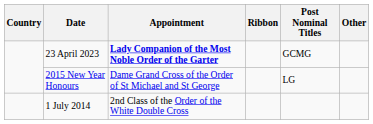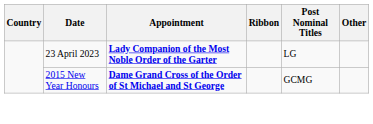(297, 54) GCMG -> (290, 54) LG
(172, 80) normal -> (175, 80) bold
(289, 80) LG -> (298, 80) GCMG
- row: (68, 106)
